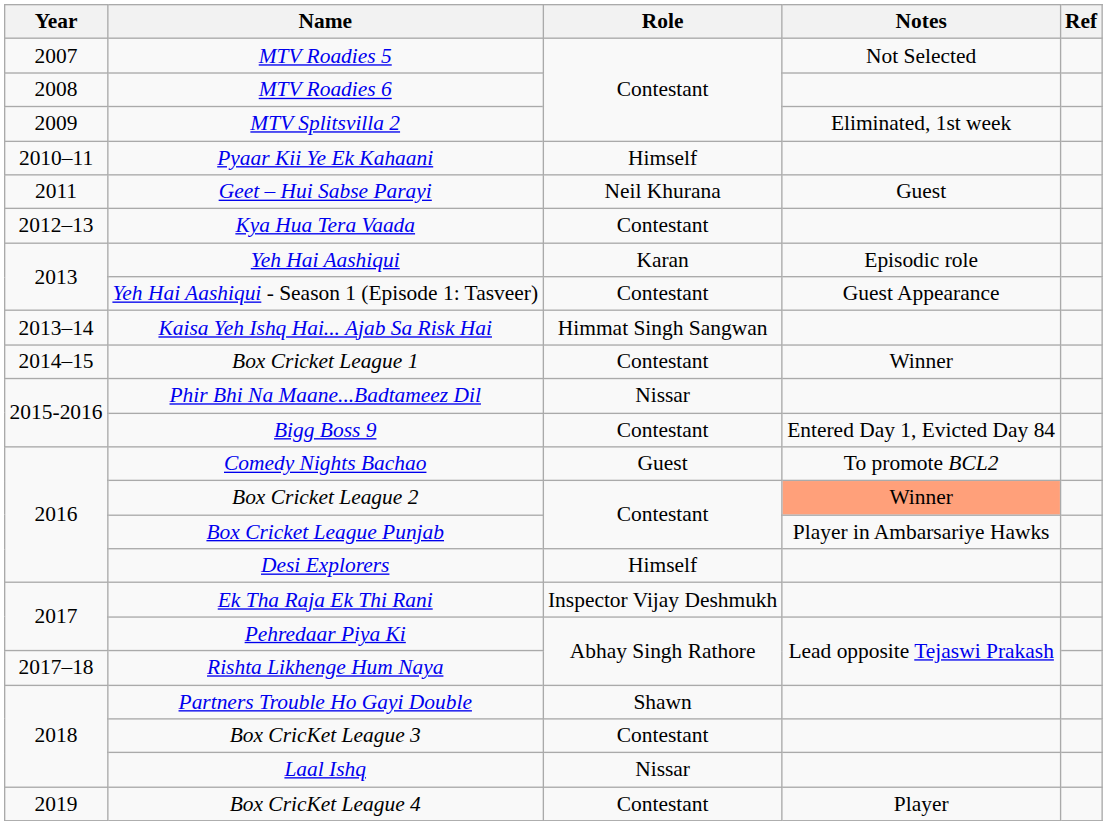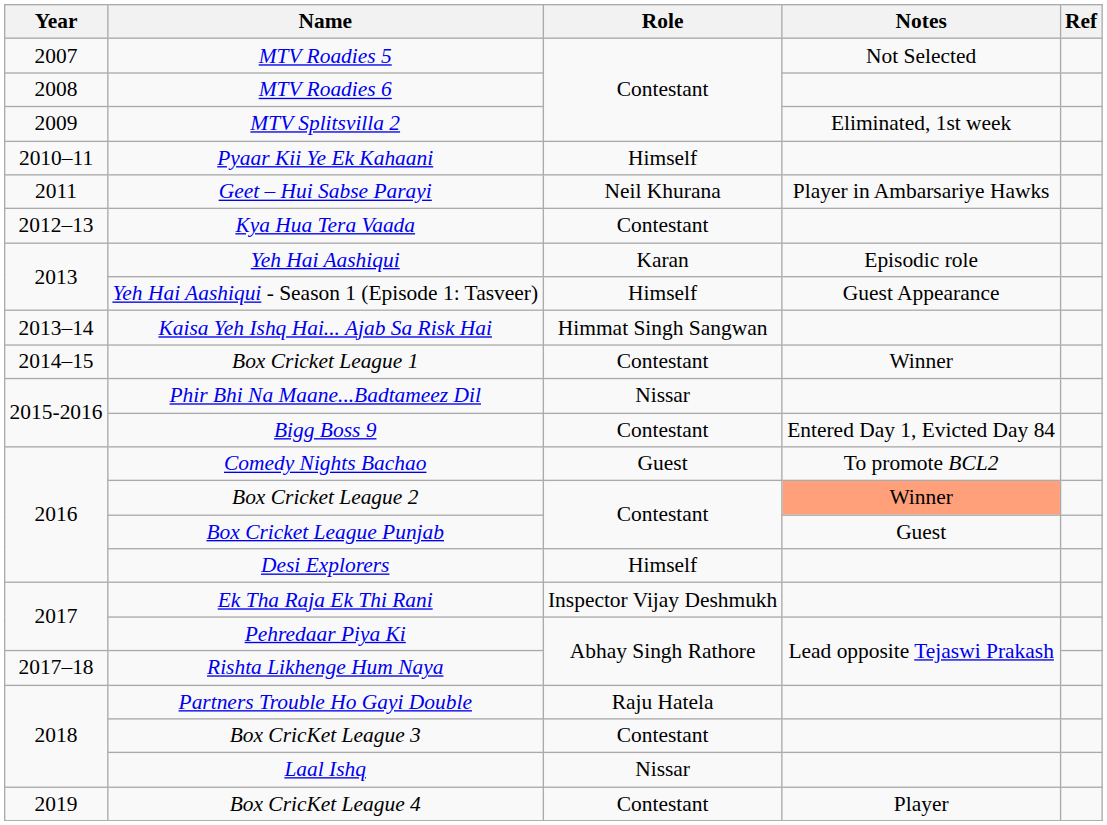(921, 191) Guest -> (921, 191) Player in Ambarsariye Hawks
(663, 293) Contestant -> (663, 293) Himself
(921, 531) Player in Ambarsariye Hawks -> (921, 531) Guest
(663, 701) Shawn -> (663, 701) Raju Hatela
